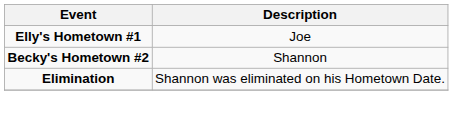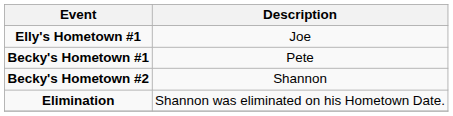+ row: (78, 57)
